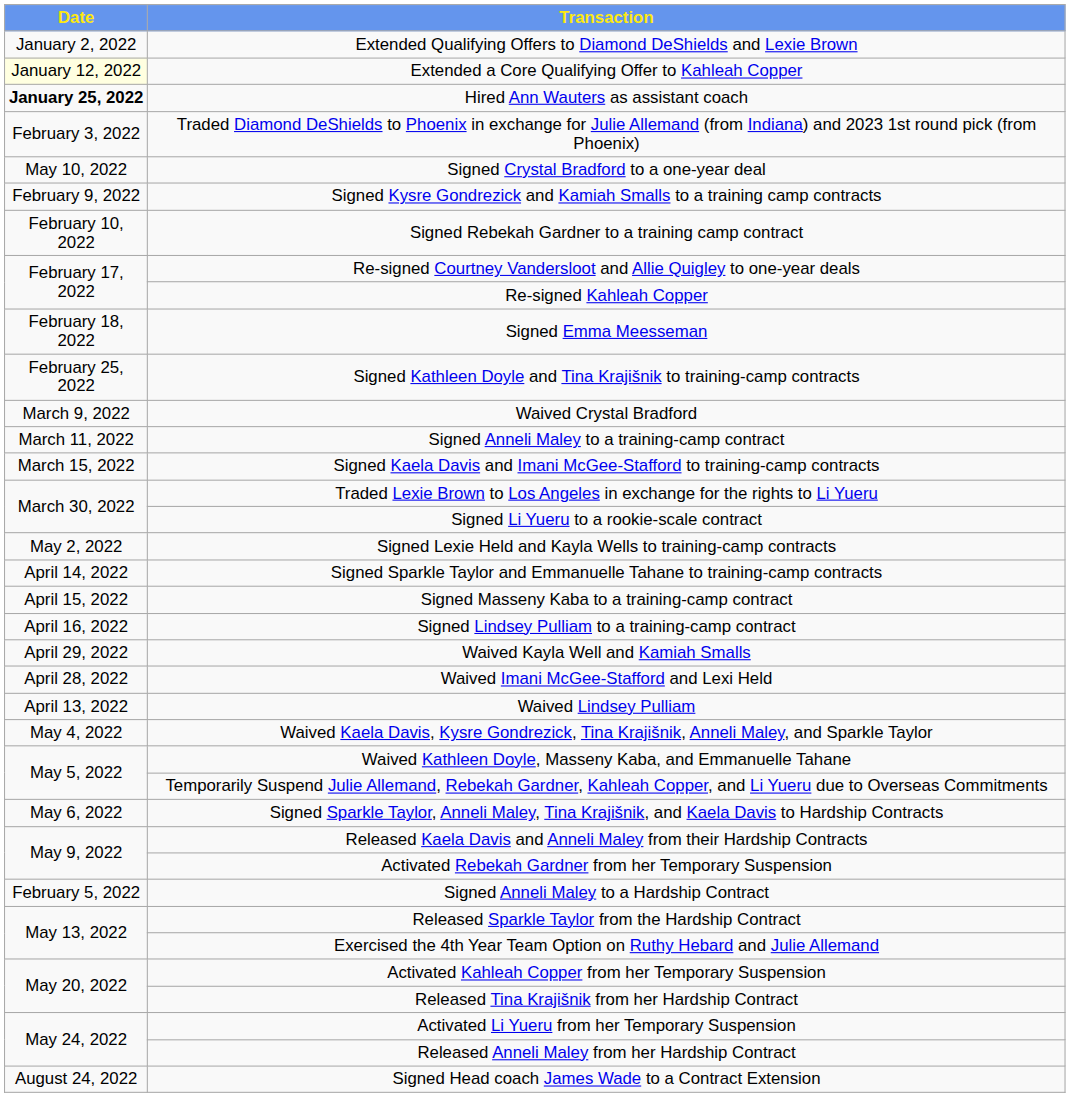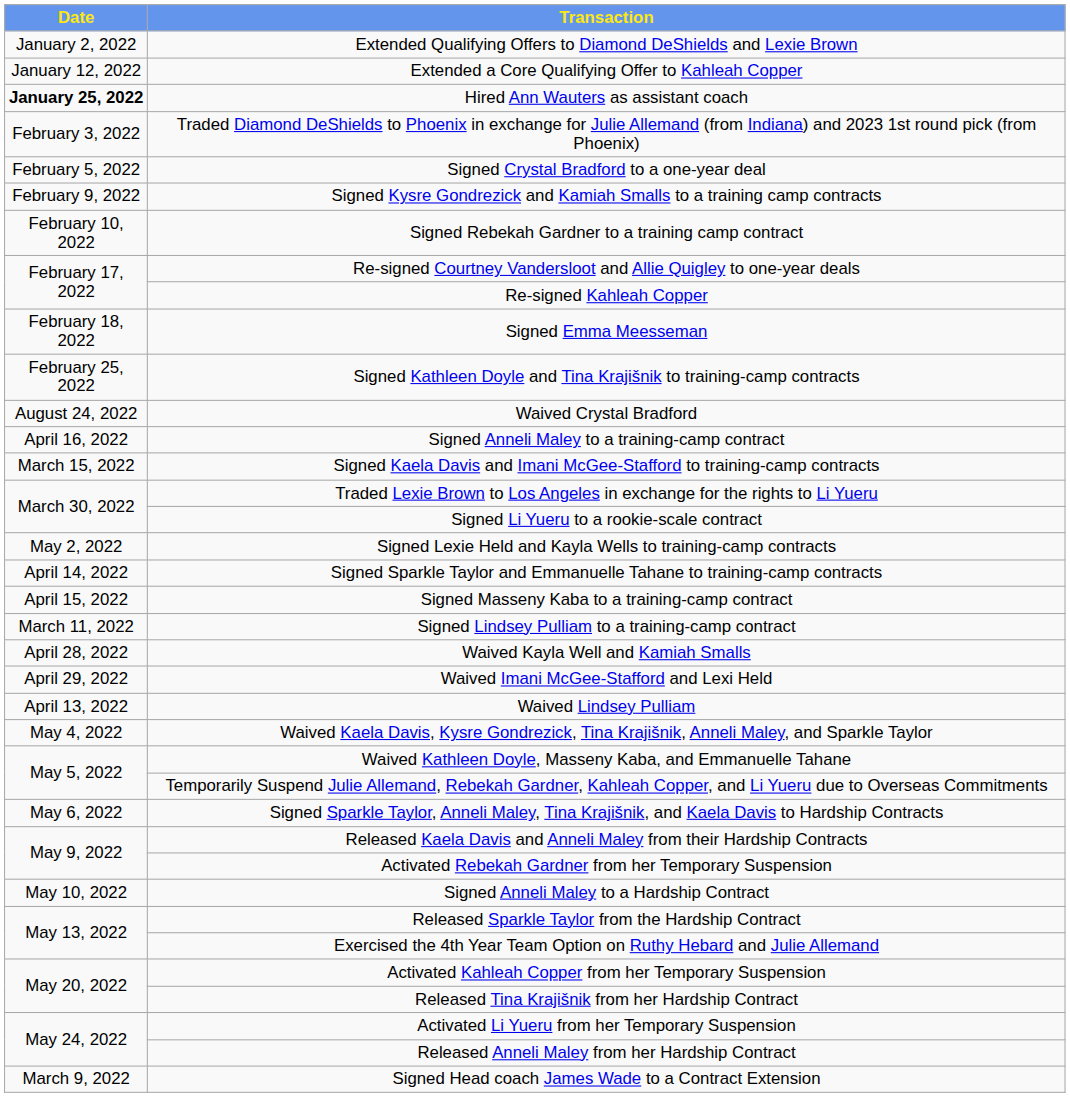(76, 71) lightyellow background -> (76, 71) no background
(76, 169) May 10, 2022 -> (76, 169) February 5, 2022
(76, 413) March 9, 2022 -> (76, 413) August 24, 2022
(76, 439) March 11, 2022 -> (76, 439) April 16, 2022
(76, 626) April 16, 2022 -> (76, 626) March 11, 2022
(76, 652) April 29, 2022 -> (76, 652) April 28, 2022
(76, 679) April 28, 2022 -> (76, 679) April 29, 2022
(76, 892) February 5, 2022 -> (76, 892) May 10, 2022
(76, 1079) August 24, 2022 -> (76, 1079) March 9, 2022
